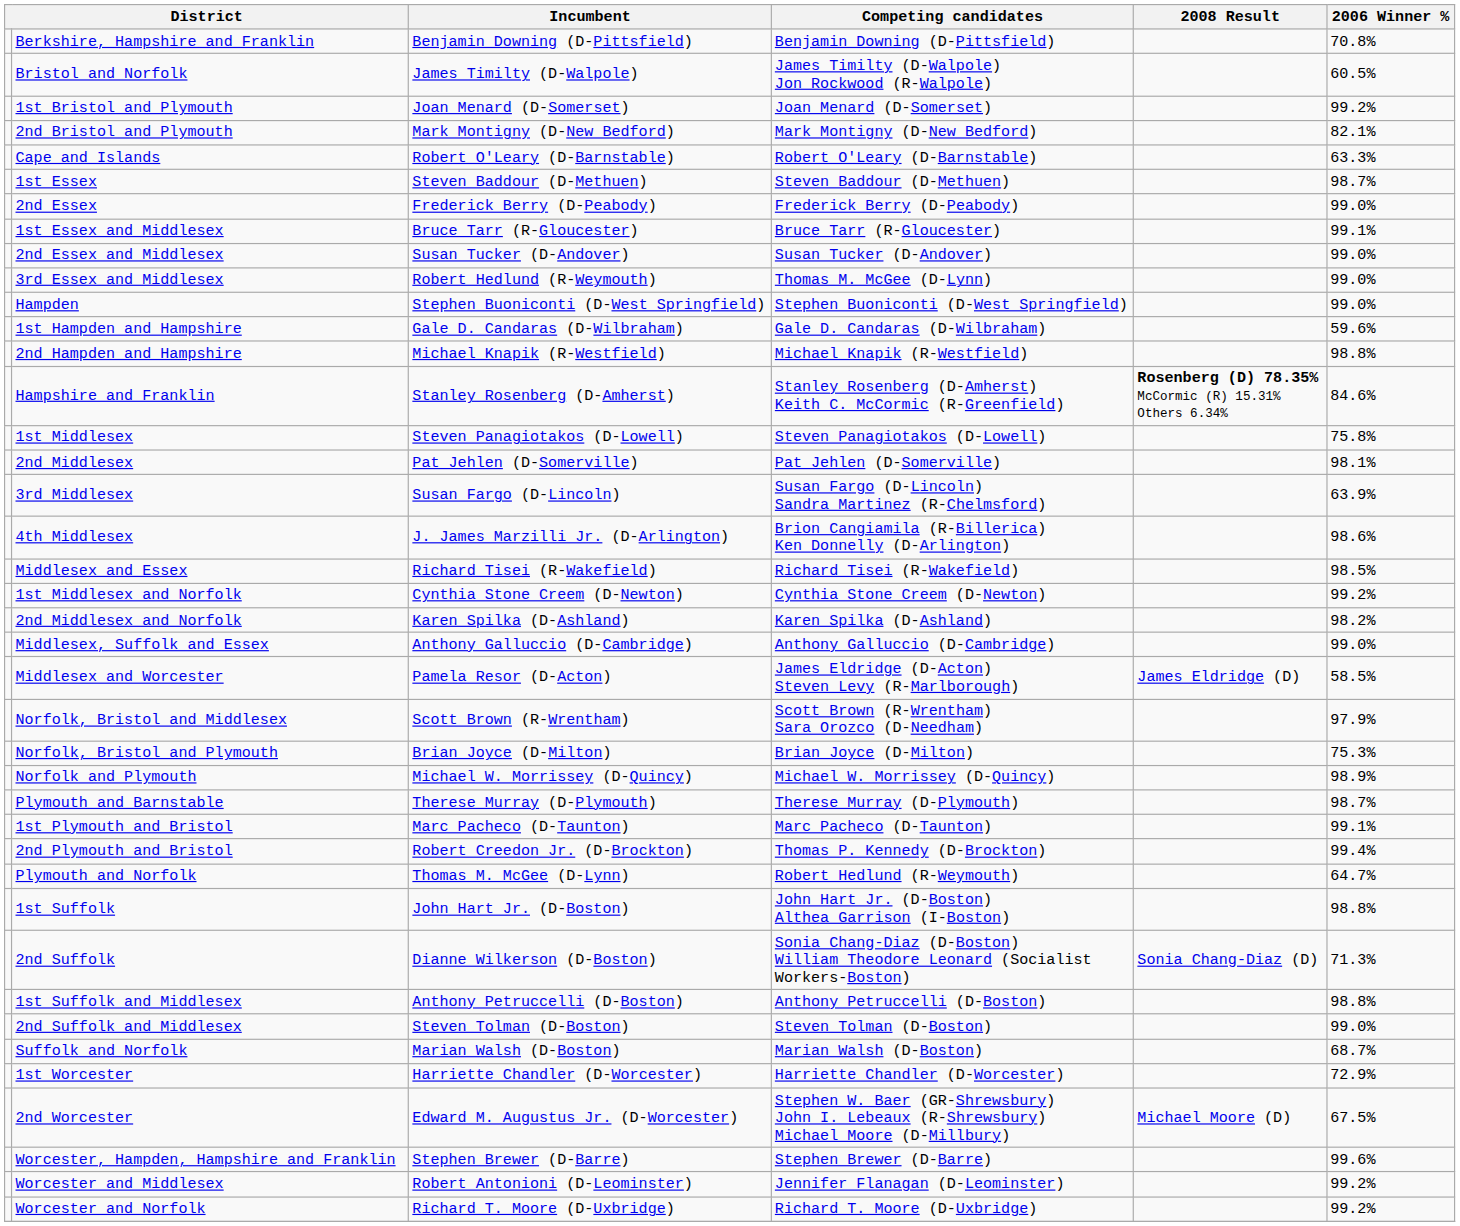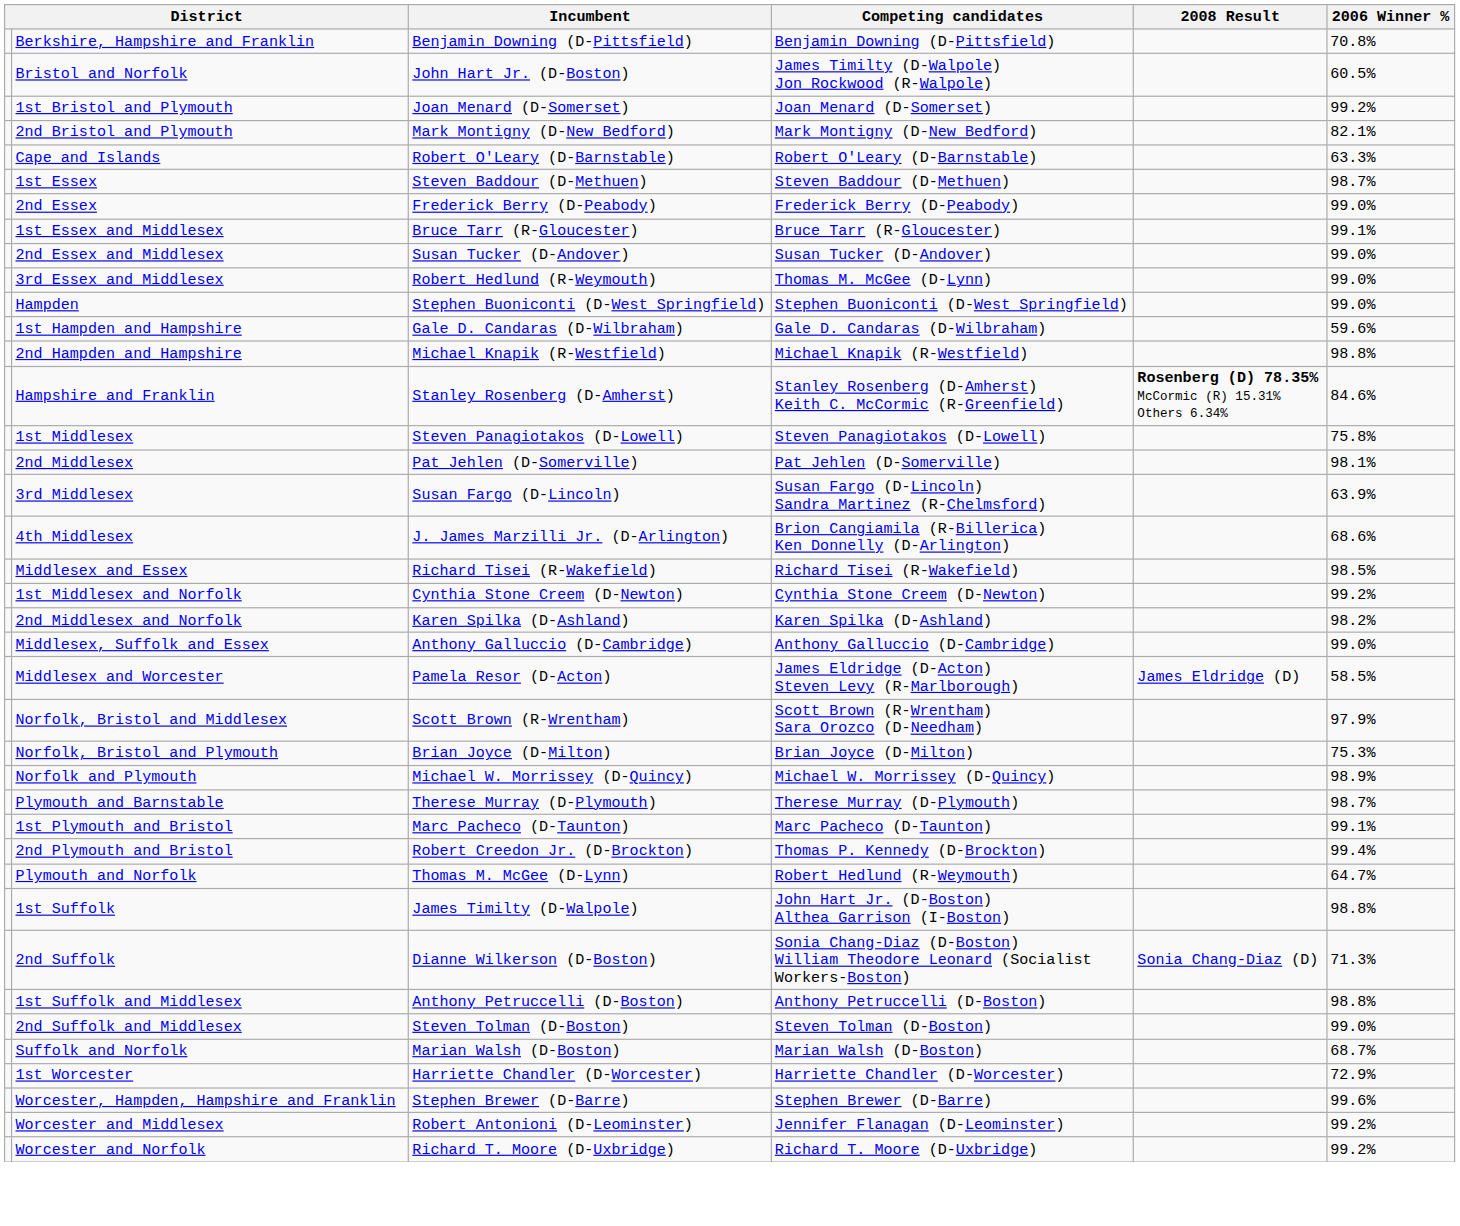(525, 75) James Timilty (D-Walpole) -> (521, 75) John Hart Jr. (D-Boston)
(1353, 538) 98.6% -> (1353, 538) 68.6%
(521, 909) John Hart Jr. (D-Boston) -> (525, 909) James Timilty (D-Walpole)
- row: (74, 1118)
